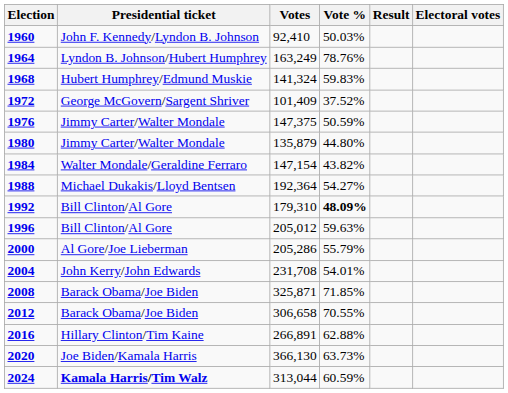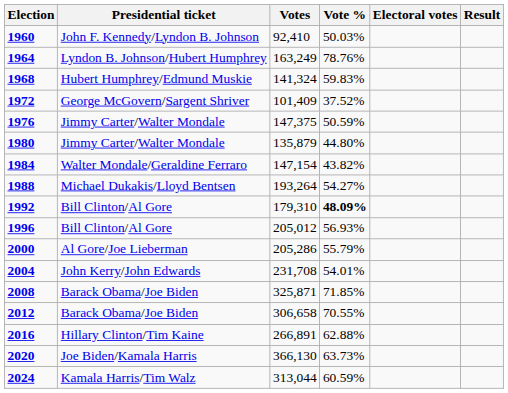columns swapped: (458, 15) <-> (391, 15)
(295, 185) 192,364 -> (295, 185) 193,264
(344, 228) 59.63% -> (344, 228) 56.93%
(134, 377) bold -> (128, 377) normal
